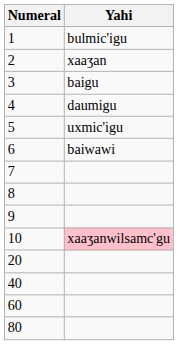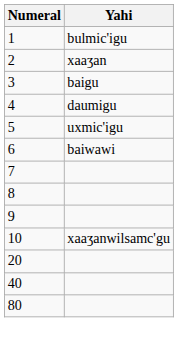(119, 238) pink background -> (119, 238) no background
- row: (15, 305)
